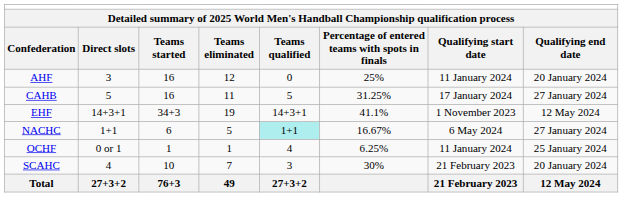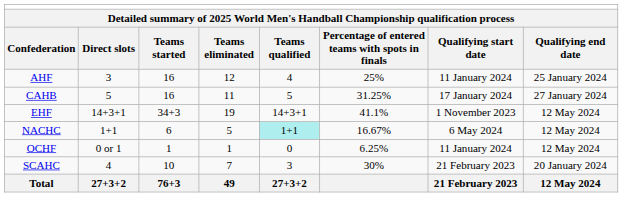(289, 78) 0 -> (289, 78) 4
(570, 78) 20 January 2024 -> (570, 78) 25 January 2024
(570, 130) 27 January 2024 -> (570, 130) 12 May 2024
(289, 148) 4 -> (289, 148) 0
(570, 148) 25 January 2024 -> (570, 148) 12 May 2024
